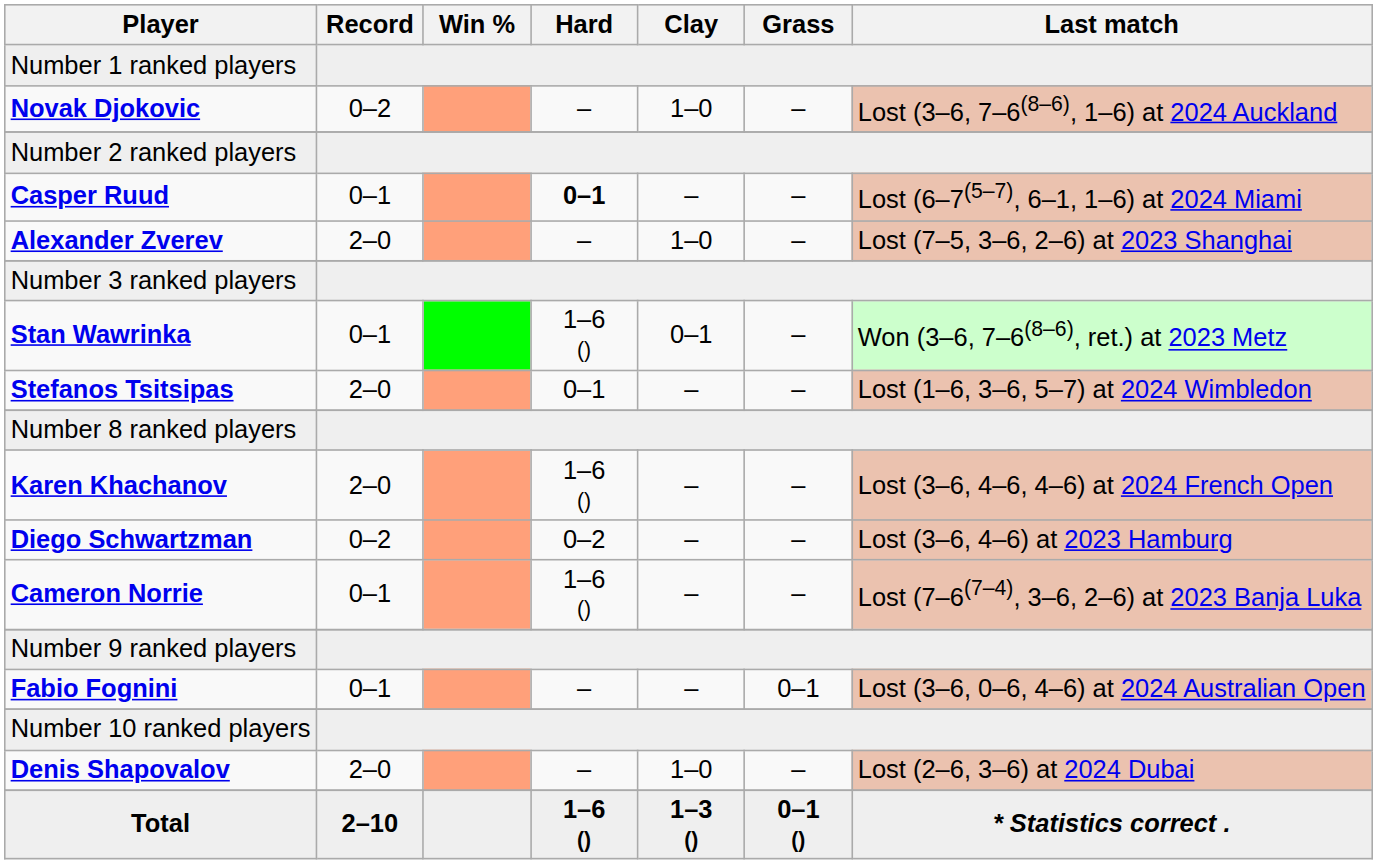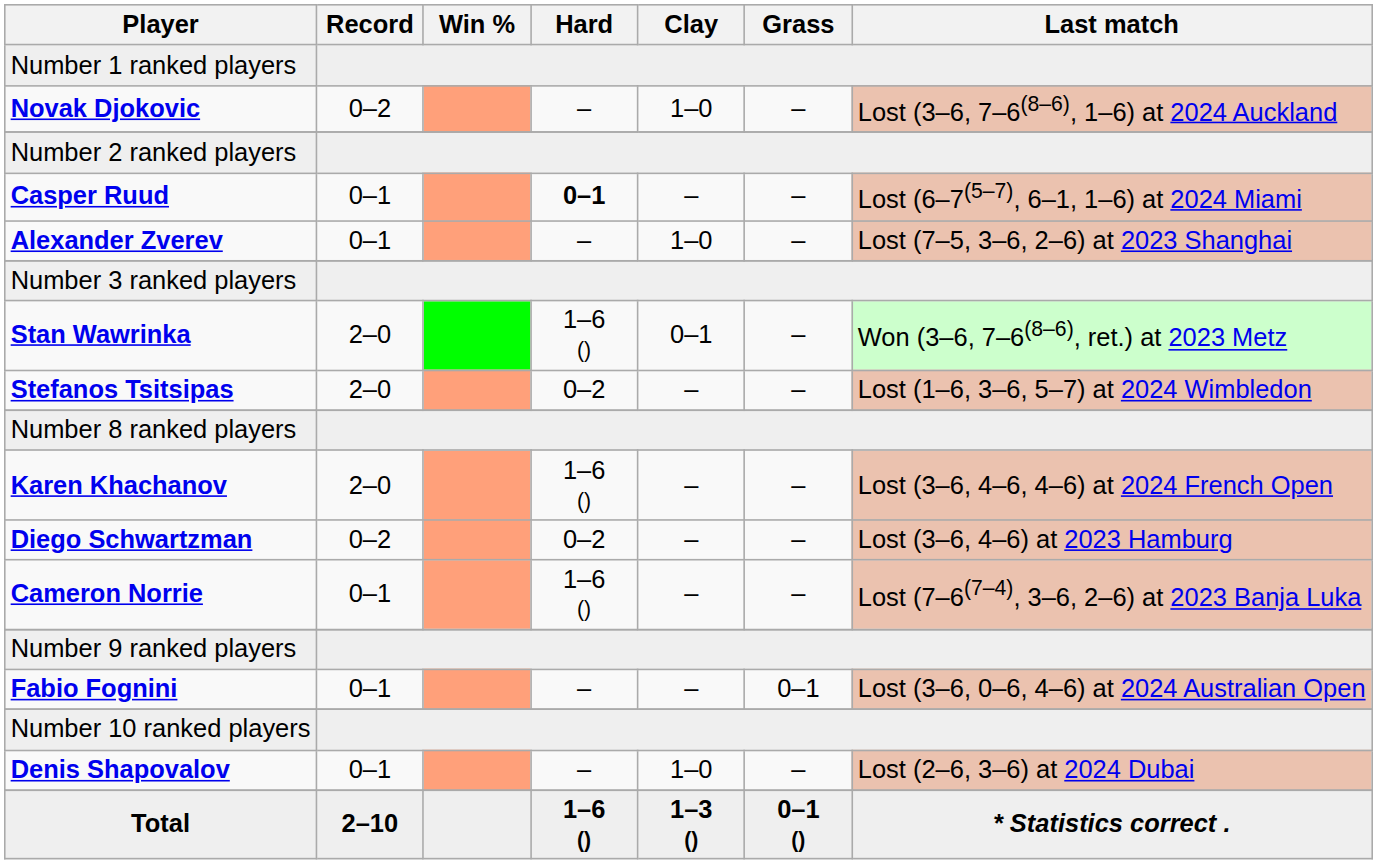(370, 240) 2–0 -> (370, 240) 0–1
(370, 335) 0–1 -> (370, 335) 2–0
(584, 389) 0–1 -> (584, 389) 0–2
(370, 769) 2–0 -> (370, 769) 0–1
